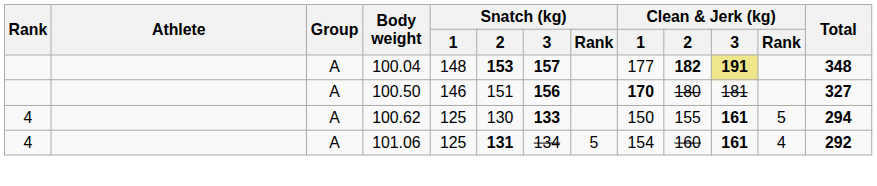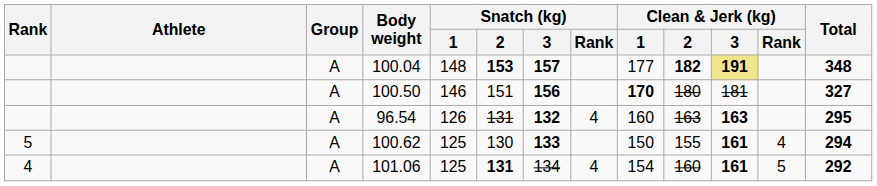+ row: (396, 117)
(28, 117) 4 -> (28, 142) 5
(781, 117) 5 -> (781, 142) 4
(594, 142) 5 -> (594, 167) 4
(781, 142) 4 -> (781, 167) 5
